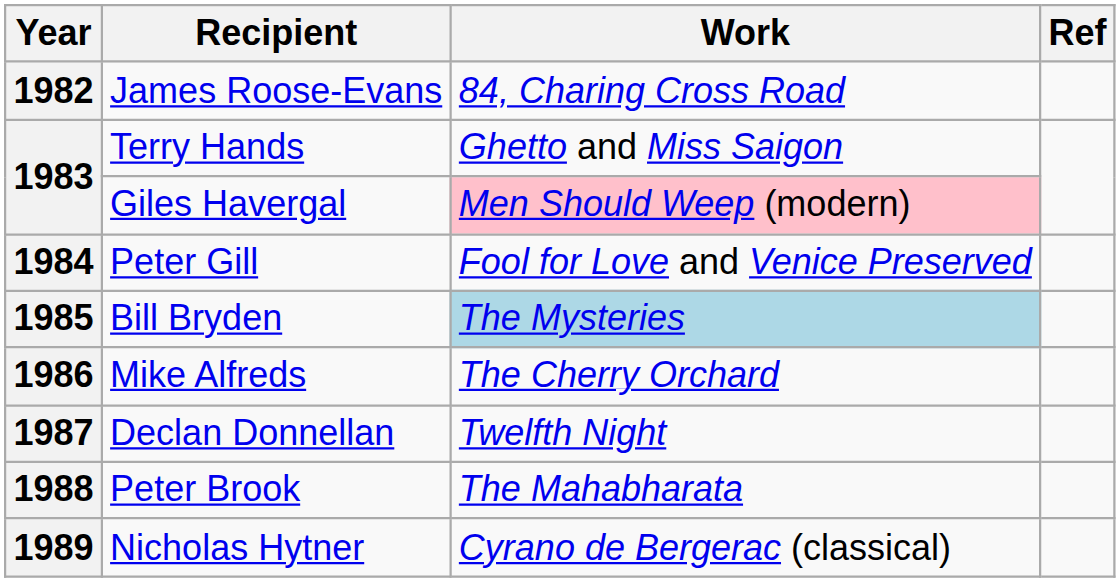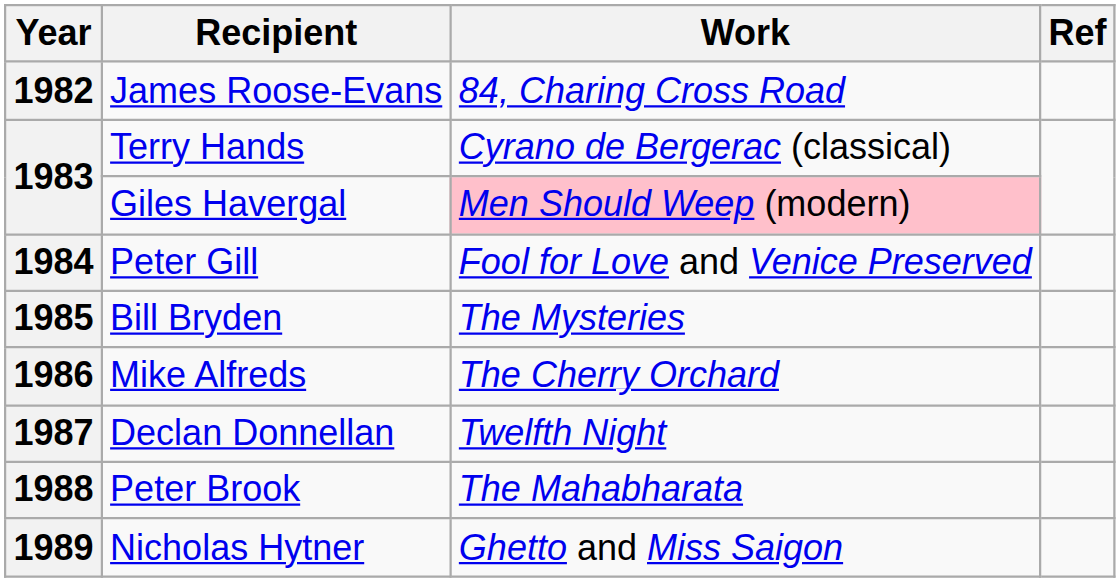(651, 147) Ghetto and Miss Saigon -> (705, 147) Cyrano de Bergerac (classical)
(572, 318) lightblue background -> (572, 318) no background
(705, 546) Cyrano de Bergerac (classical) -> (651, 546) Ghetto and Miss Saigon
